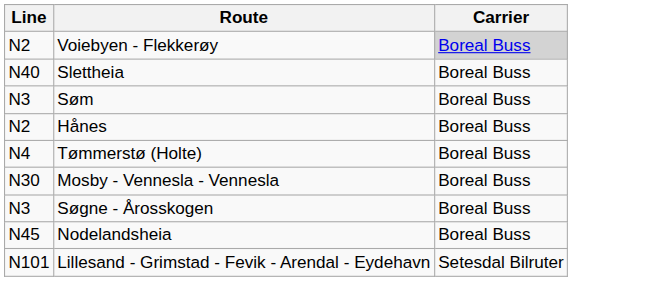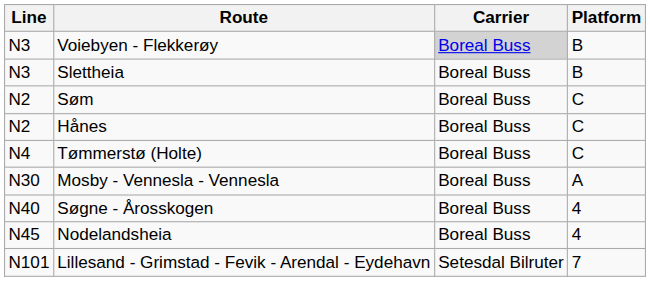+ column: (606, 18)
(19, 45) N2 -> (19, 45) N3
(24, 72) N40 -> (19, 72) N3
(19, 99) N3 -> (19, 99) N2
(19, 208) N3 -> (24, 208) N40
